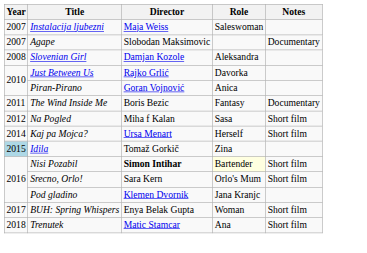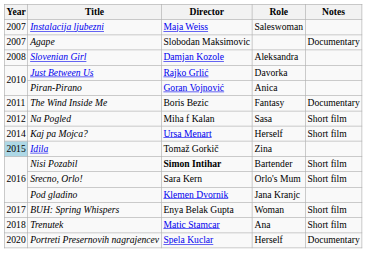(234, 164) lightyellow background -> (273, 164) no background
+ row: (95, 240)
